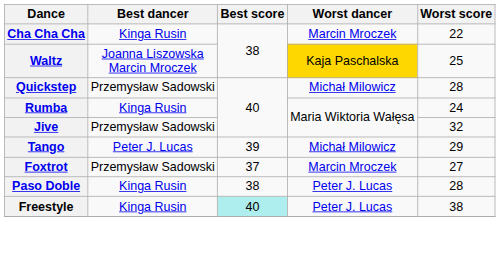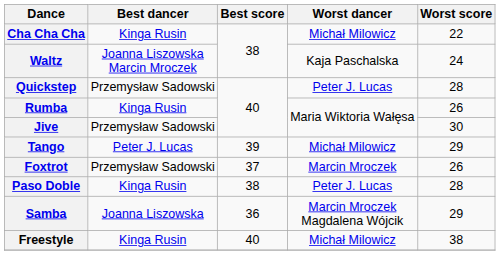(352, 34) Marcin Mroczek -> (352, 34) Michał Milowicz
(352, 61) gold background -> (352, 61) no background
(456, 61) 25 -> (456, 61) 24
(352, 87) Michał Milowicz -> (352, 87) Peter J. Lucas
(456, 107) 24 -> (456, 107) 26
(456, 127) 32 -> (456, 127) 30
(456, 166) 27 -> (456, 166) 26
+ row: (46, 213)
(252, 206) paleturquoise background -> (252, 240) no background
(352, 206) Peter J. Lucas -> (352, 240) Michał Milowicz
